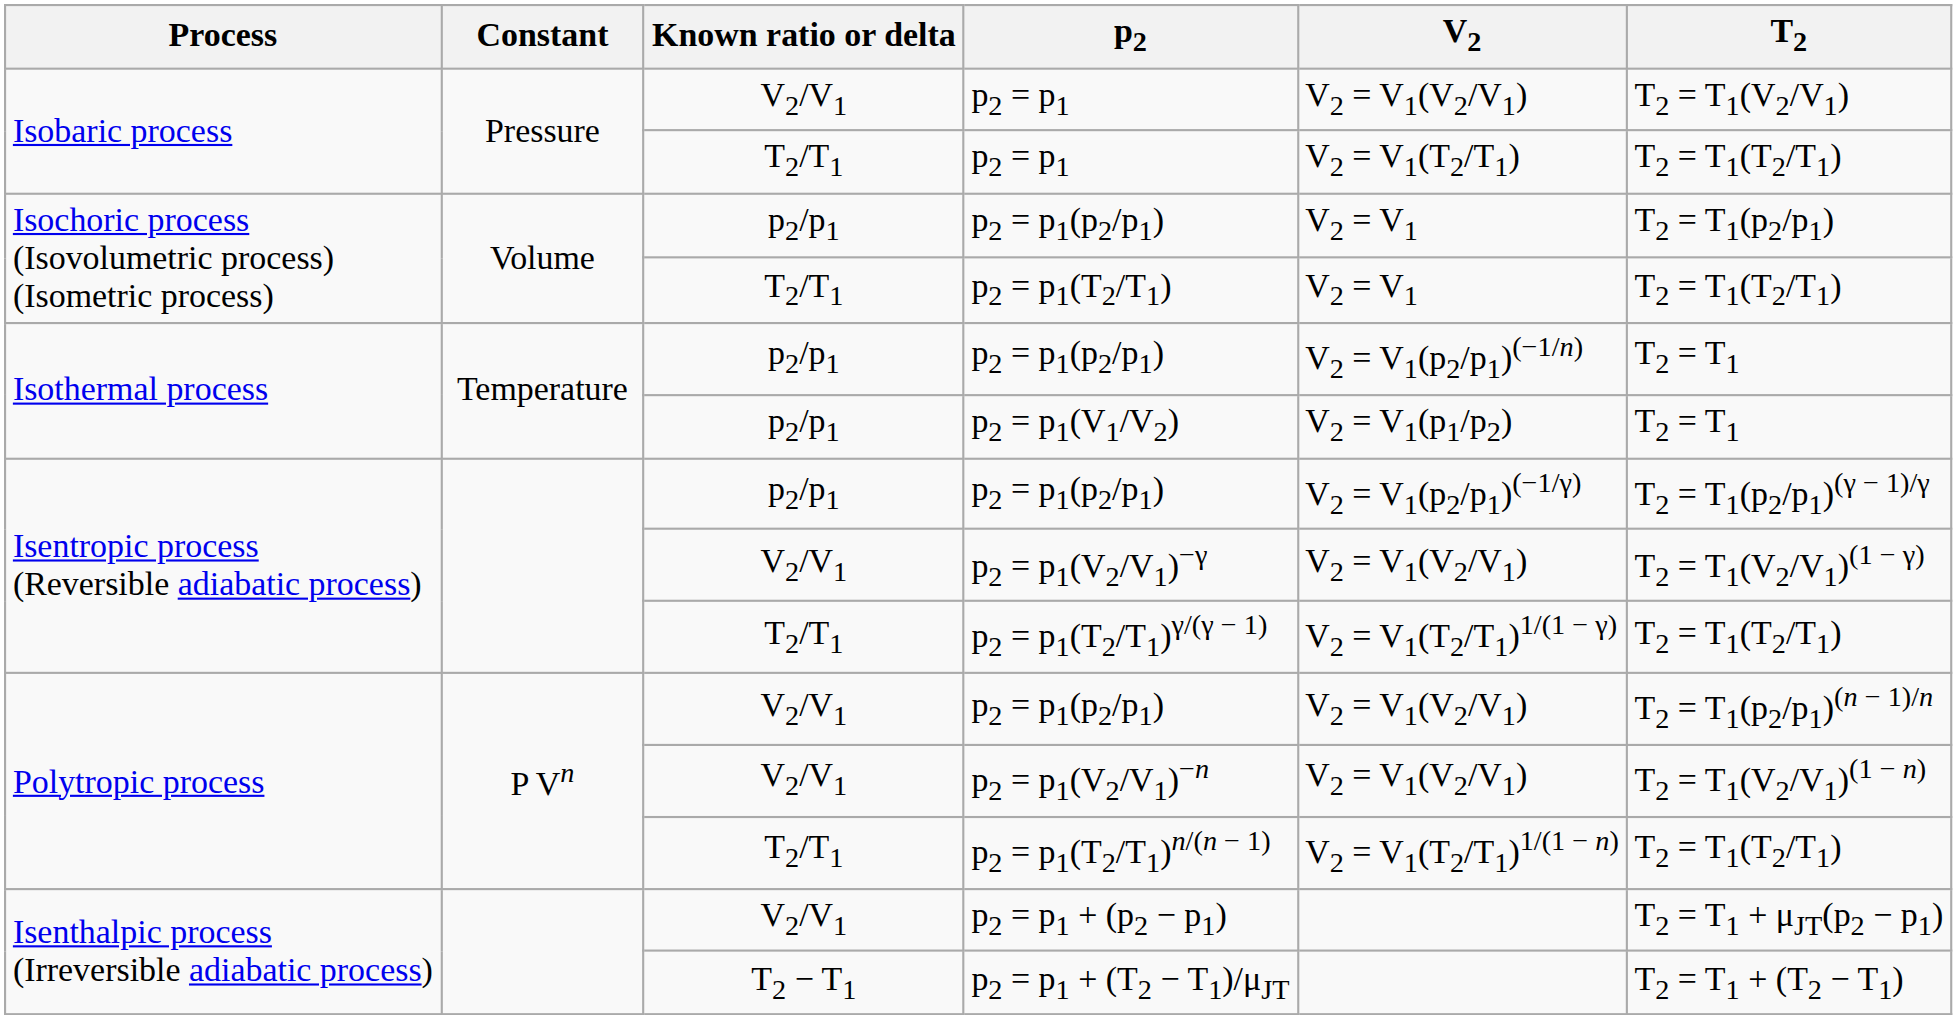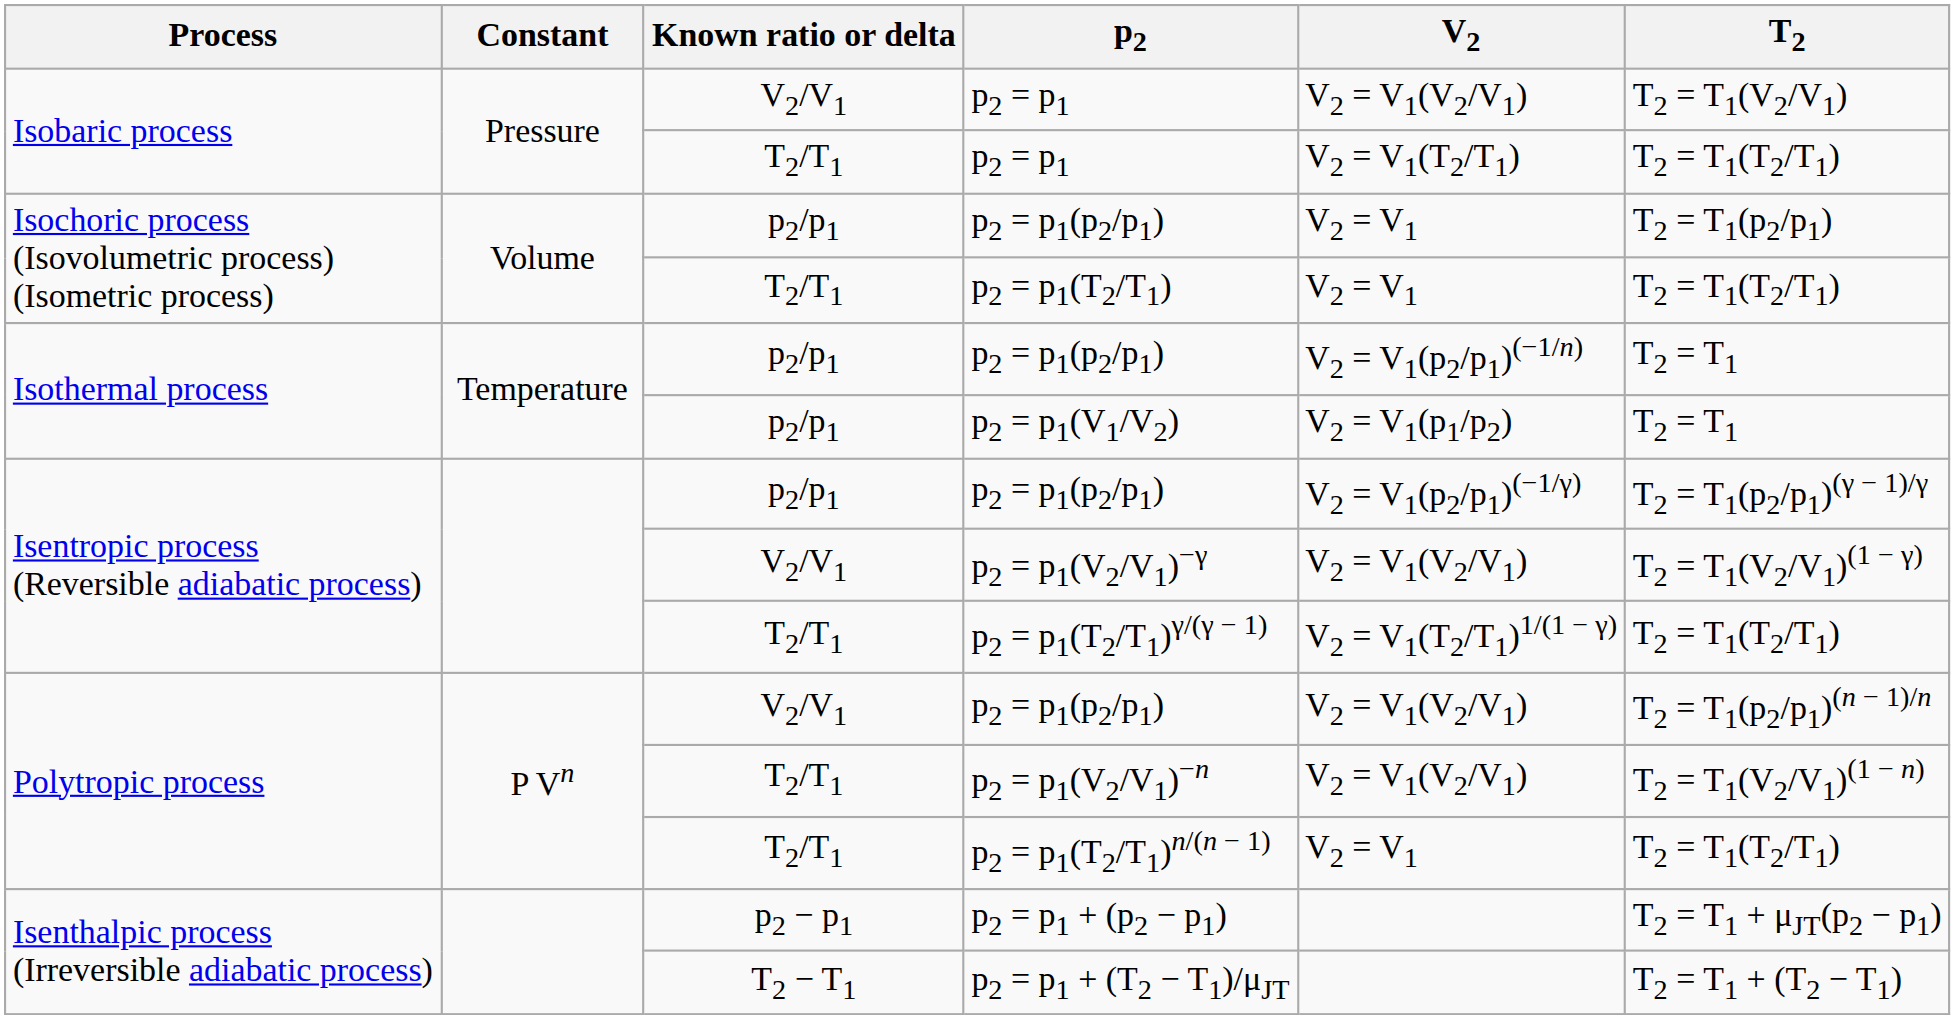(804, 780) V2/V1 -> (804, 780) T2/T1
(1462, 852) V2 = V1(T2/T1)1/(1 − n) -> (1362, 852) V2 = V1
(804, 919) V2/V1 -> (804, 919) p2 − p1
